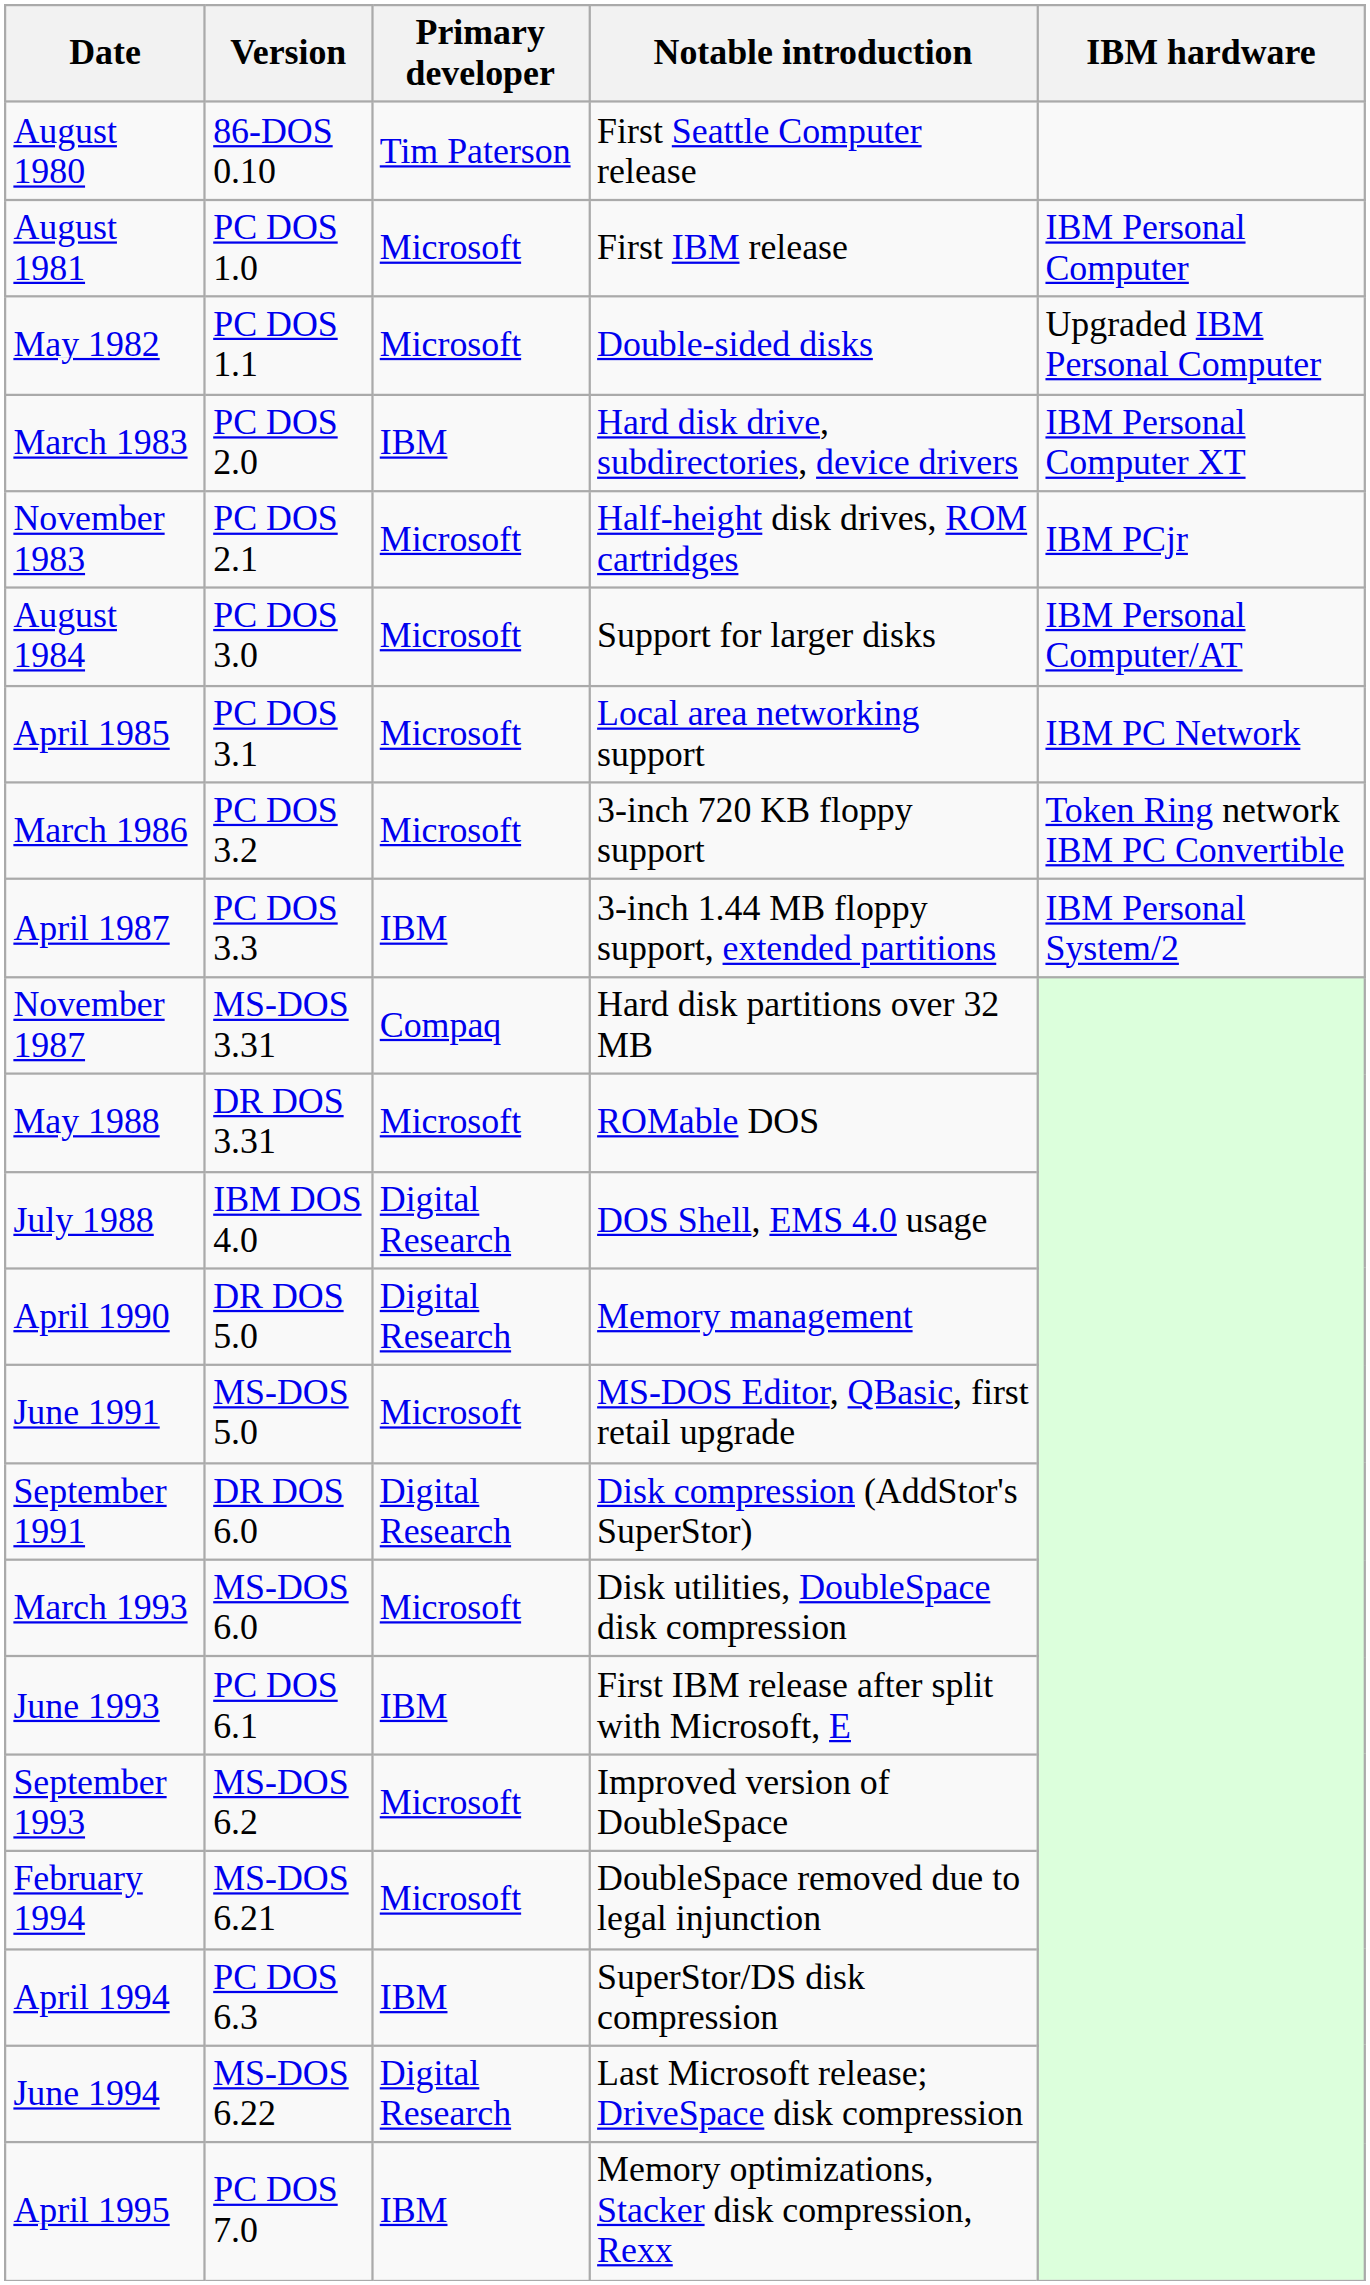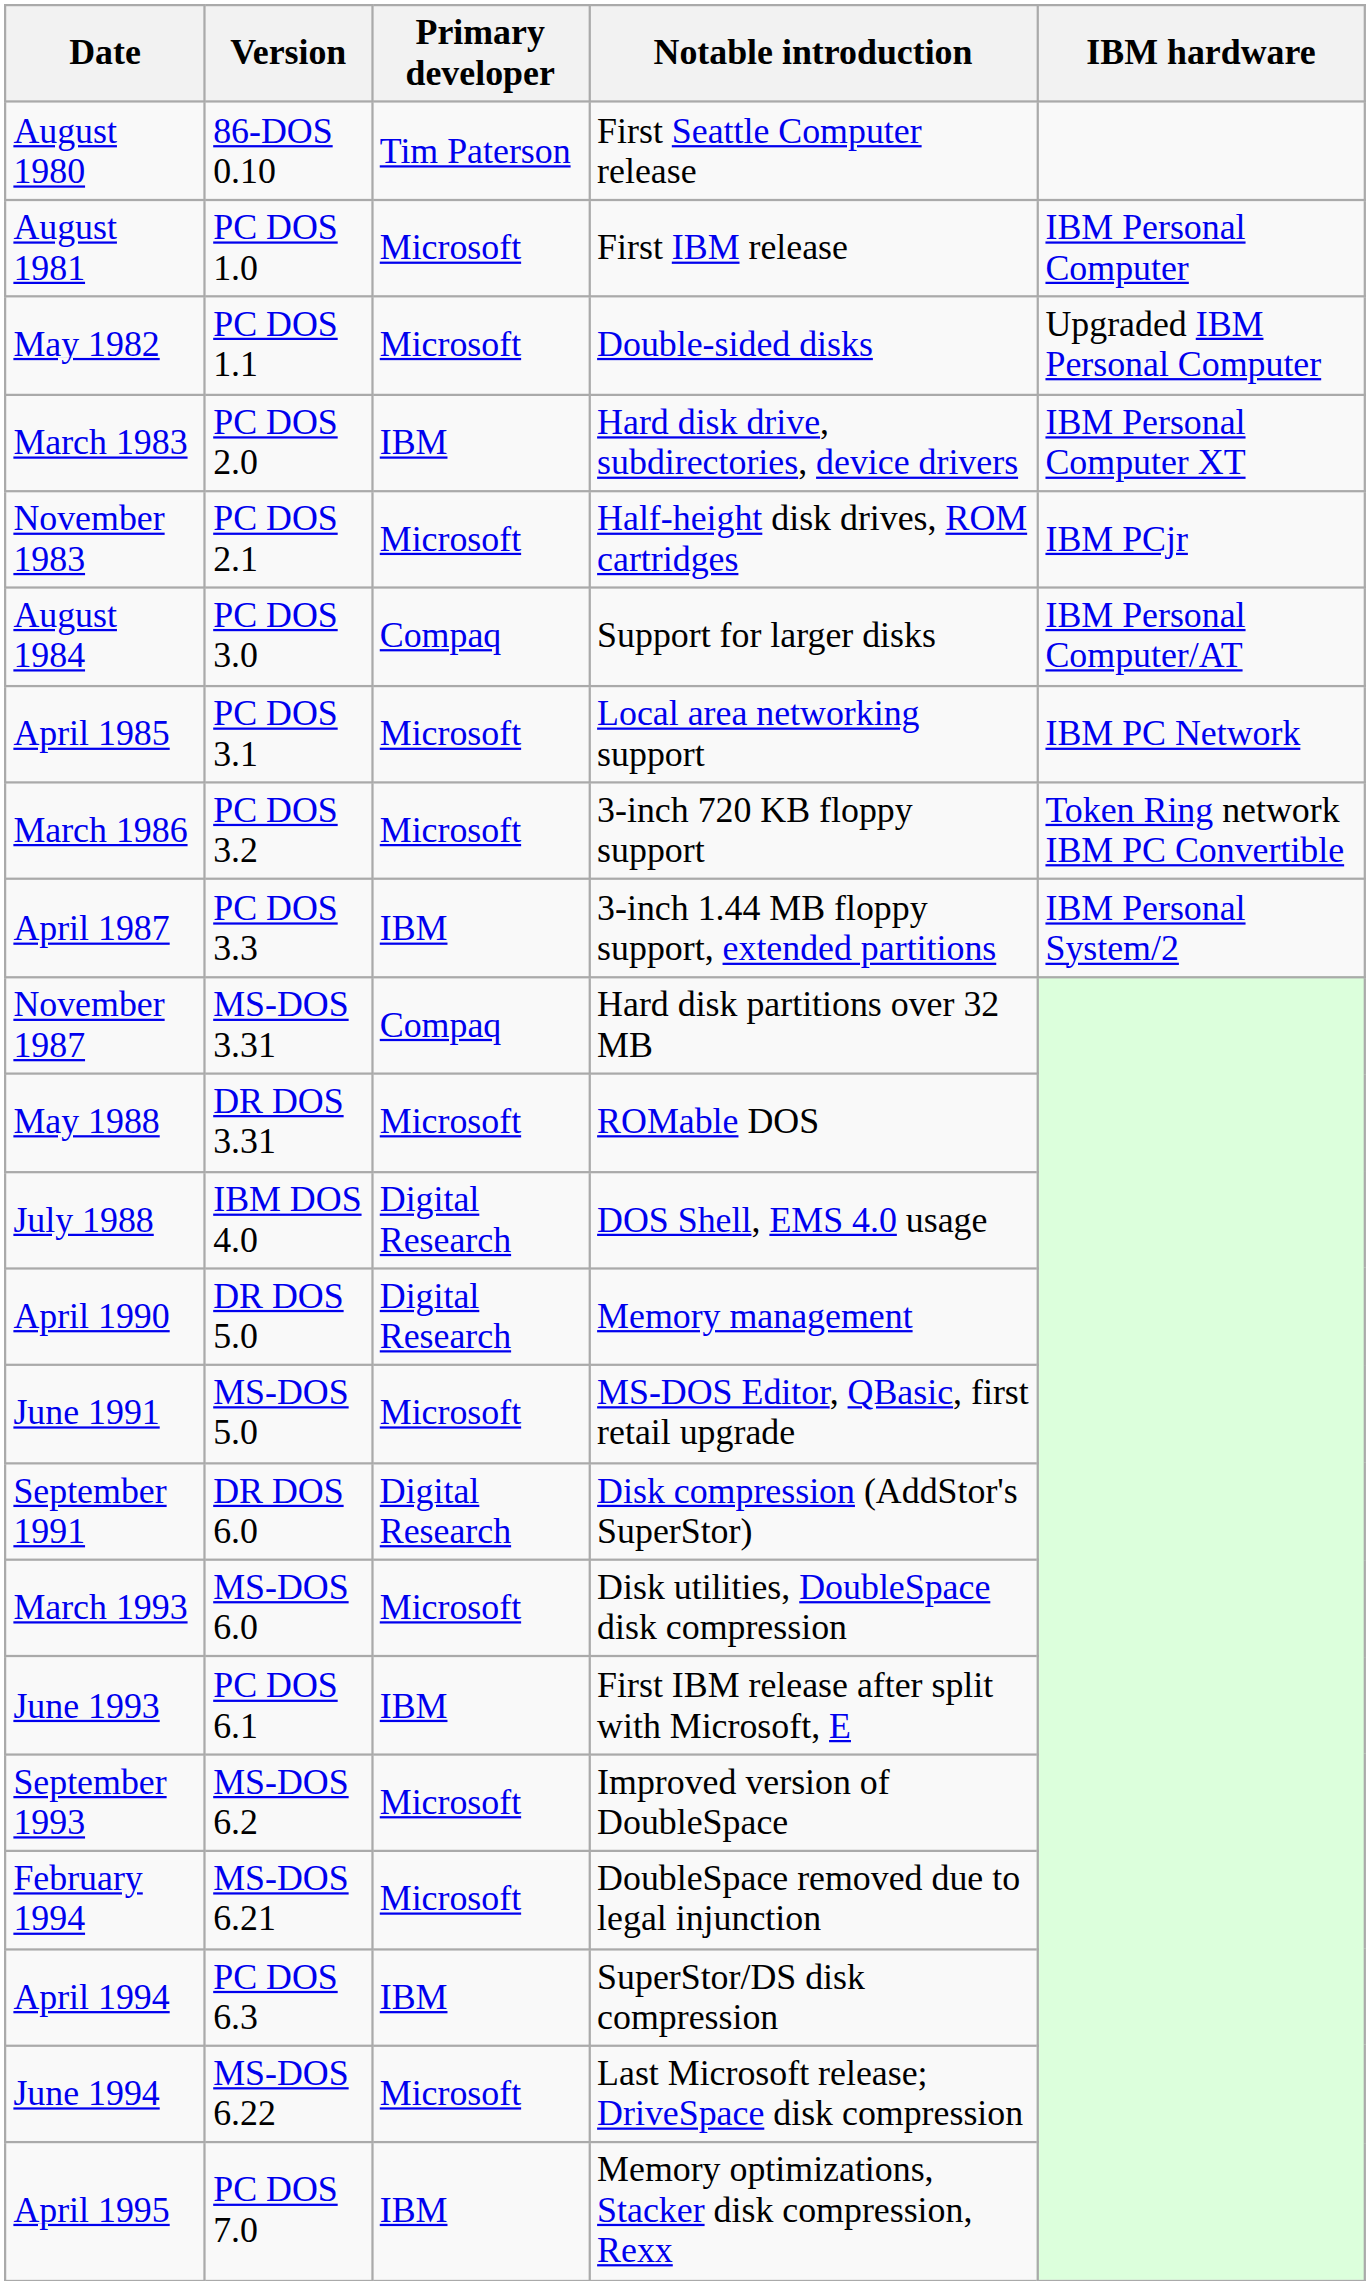(450, 636) Microsoft -> (440, 636) Compaq
(445, 2093) Digital Research -> (450, 2093) Microsoft
